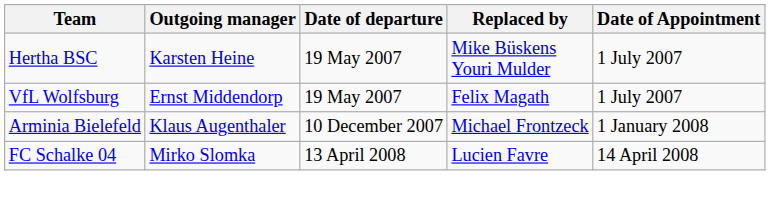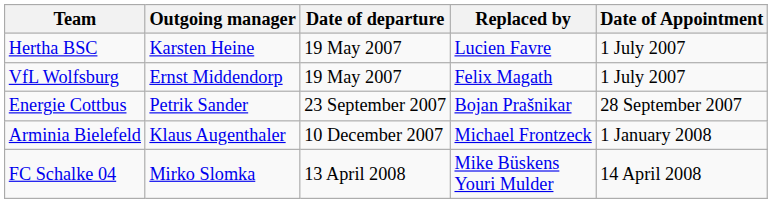(504, 58) Mike Büskens Youri Mulder -> (503, 47) Lucien Favre
+ row: (68, 105)
(500, 155) Lucien Favre -> (507, 173) Mike Büskens Youri Mulder
